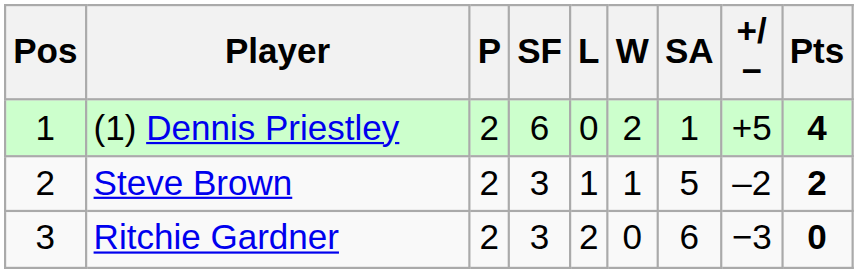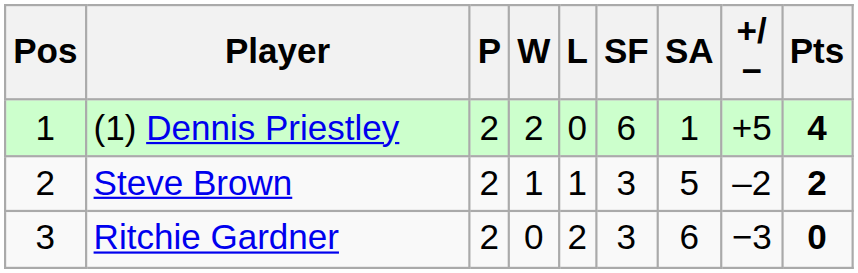columns swapped: (632, 51) <-> (540, 51)
